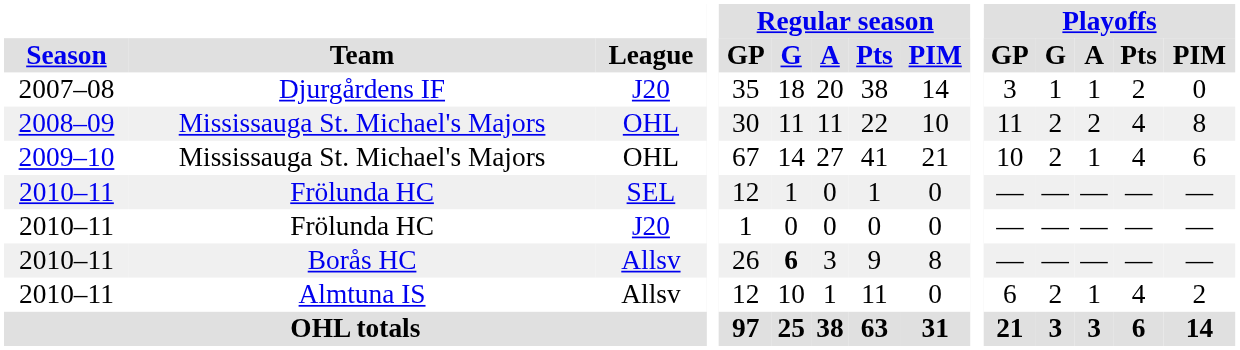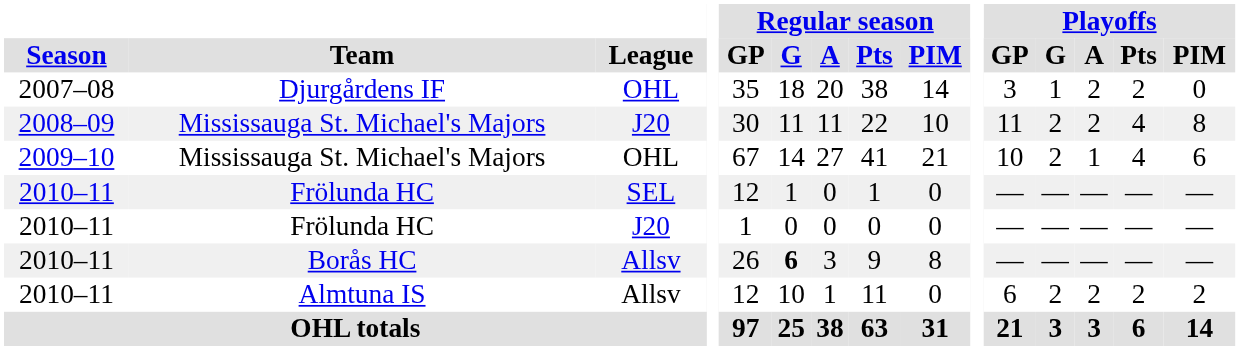(651, 89) J20 -> (651, 89) OHL
(1094, 89) 1 -> (1094, 89) 2
(651, 123) OHL -> (651, 123) J20
(1094, 294) 1 -> (1094, 294) 2
(1139, 294) 4 -> (1139, 294) 2
